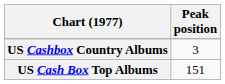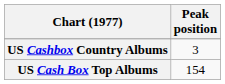(195, 69) 151 -> (195, 69) 154
